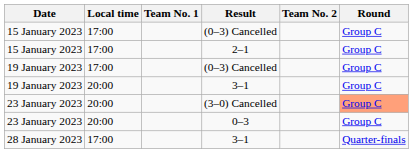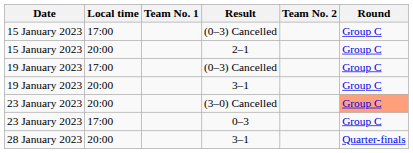(100, 49) 17:00 -> (100, 49) 20:00
(100, 121) 20:00 -> (100, 121) 17:00
(100, 139) 17:00 -> (100, 139) 20:00
